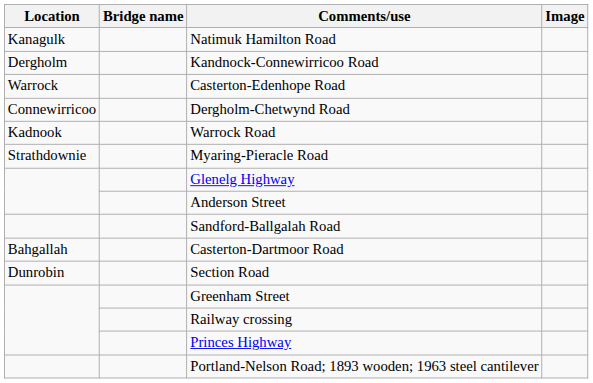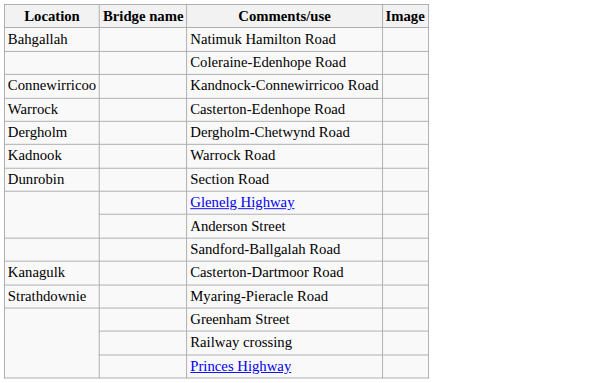(36, 39) Kanagulk -> (38, 39) Bahgallah
+ row: (268, 62)
(38, 62) Dergholm -> (52, 86) Connewirricoo
(52, 109) Connewirricoo -> (38, 132) Dergholm
rows swapped: (230, 272) <-> (259, 156)
(38, 249) Bahgallah -> (36, 272) Kanagulk
- row: (364, 366)
